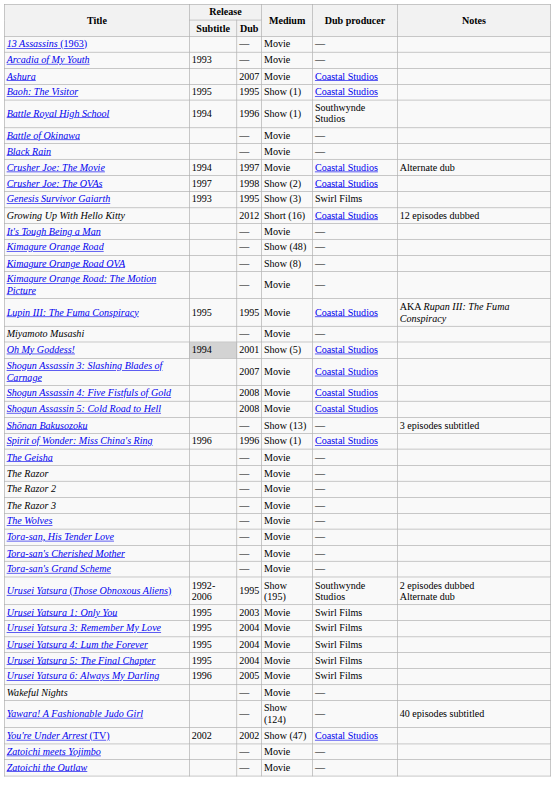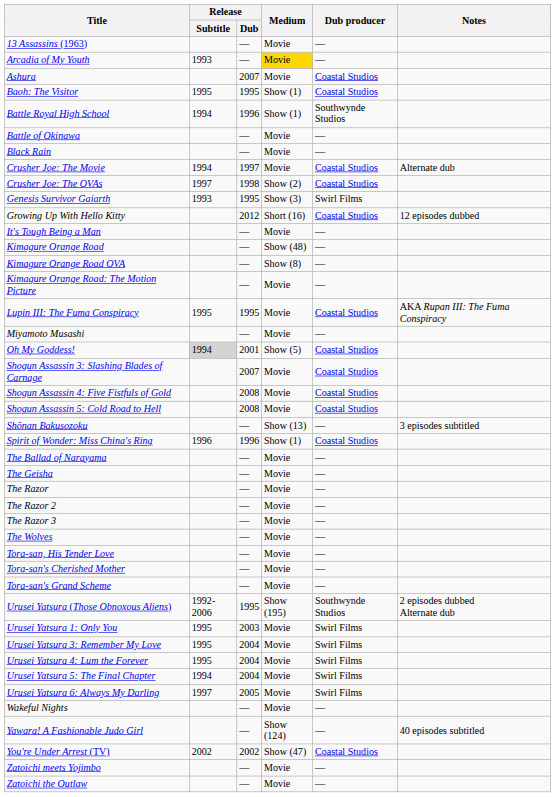(277, 60) no background -> (277, 60) gold background
+ row: (57, 457)
(202, 660) 1995 -> (202, 676) 1994
(202, 676) 1996 -> (202, 692) 1997
